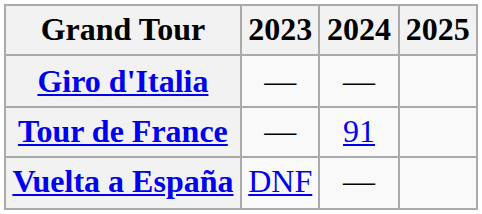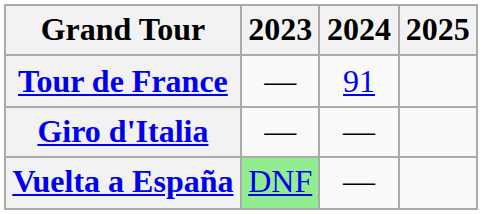rows swapped: (123, 80) <-> (123, 131)
(280, 182) no background -> (280, 182) lightgreen background
